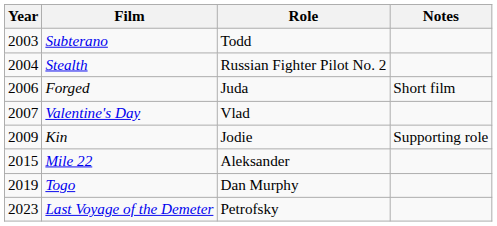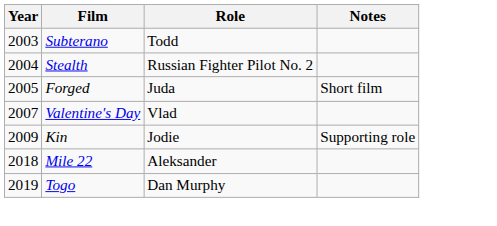(23, 88) 2006 -> (23, 88) 2005
(23, 161) 2015 -> (23, 161) 2018
- row: (129, 209)
